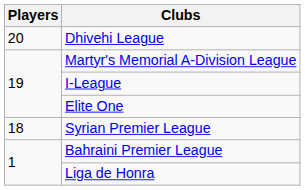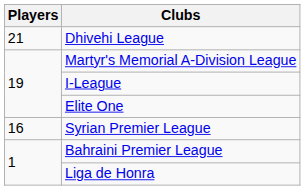(16, 38) 20 -> (16, 38) 21
(16, 128) 18 -> (16, 128) 16
